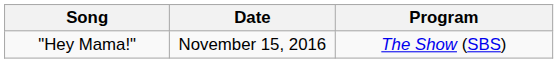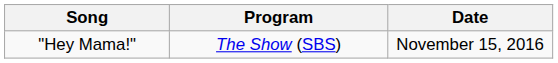columns swapped: (444, 17) <-> (252, 17)
